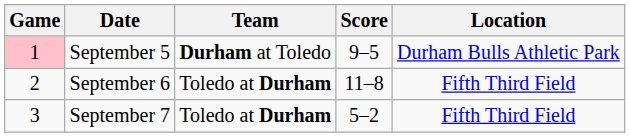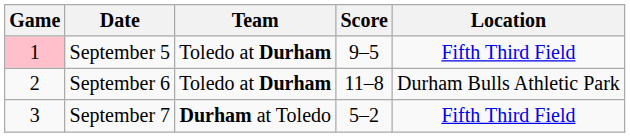(255, 52) Durham at Toledo -> (255, 52) Toledo at Durham
(508, 52) Durham Bulls Athletic Park -> (508, 52) Fifth Third Field
(508, 83) Fifth Third Field -> (508, 83) Durham Bulls Athletic Park
(255, 115) Toledo at Durham -> (255, 115) Durham at Toledo
